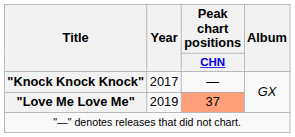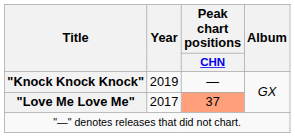(164, 81) 2017 -> (164, 81) 2019
(164, 102) 2019 -> (164, 102) 2017
